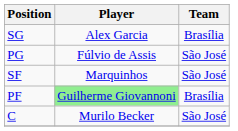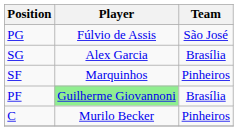rows swapped: (16, 55) <-> (16, 34)
(204, 75) São José -> (206, 75) Pinheiros
(204, 116) São José -> (206, 116) Pinheiros
